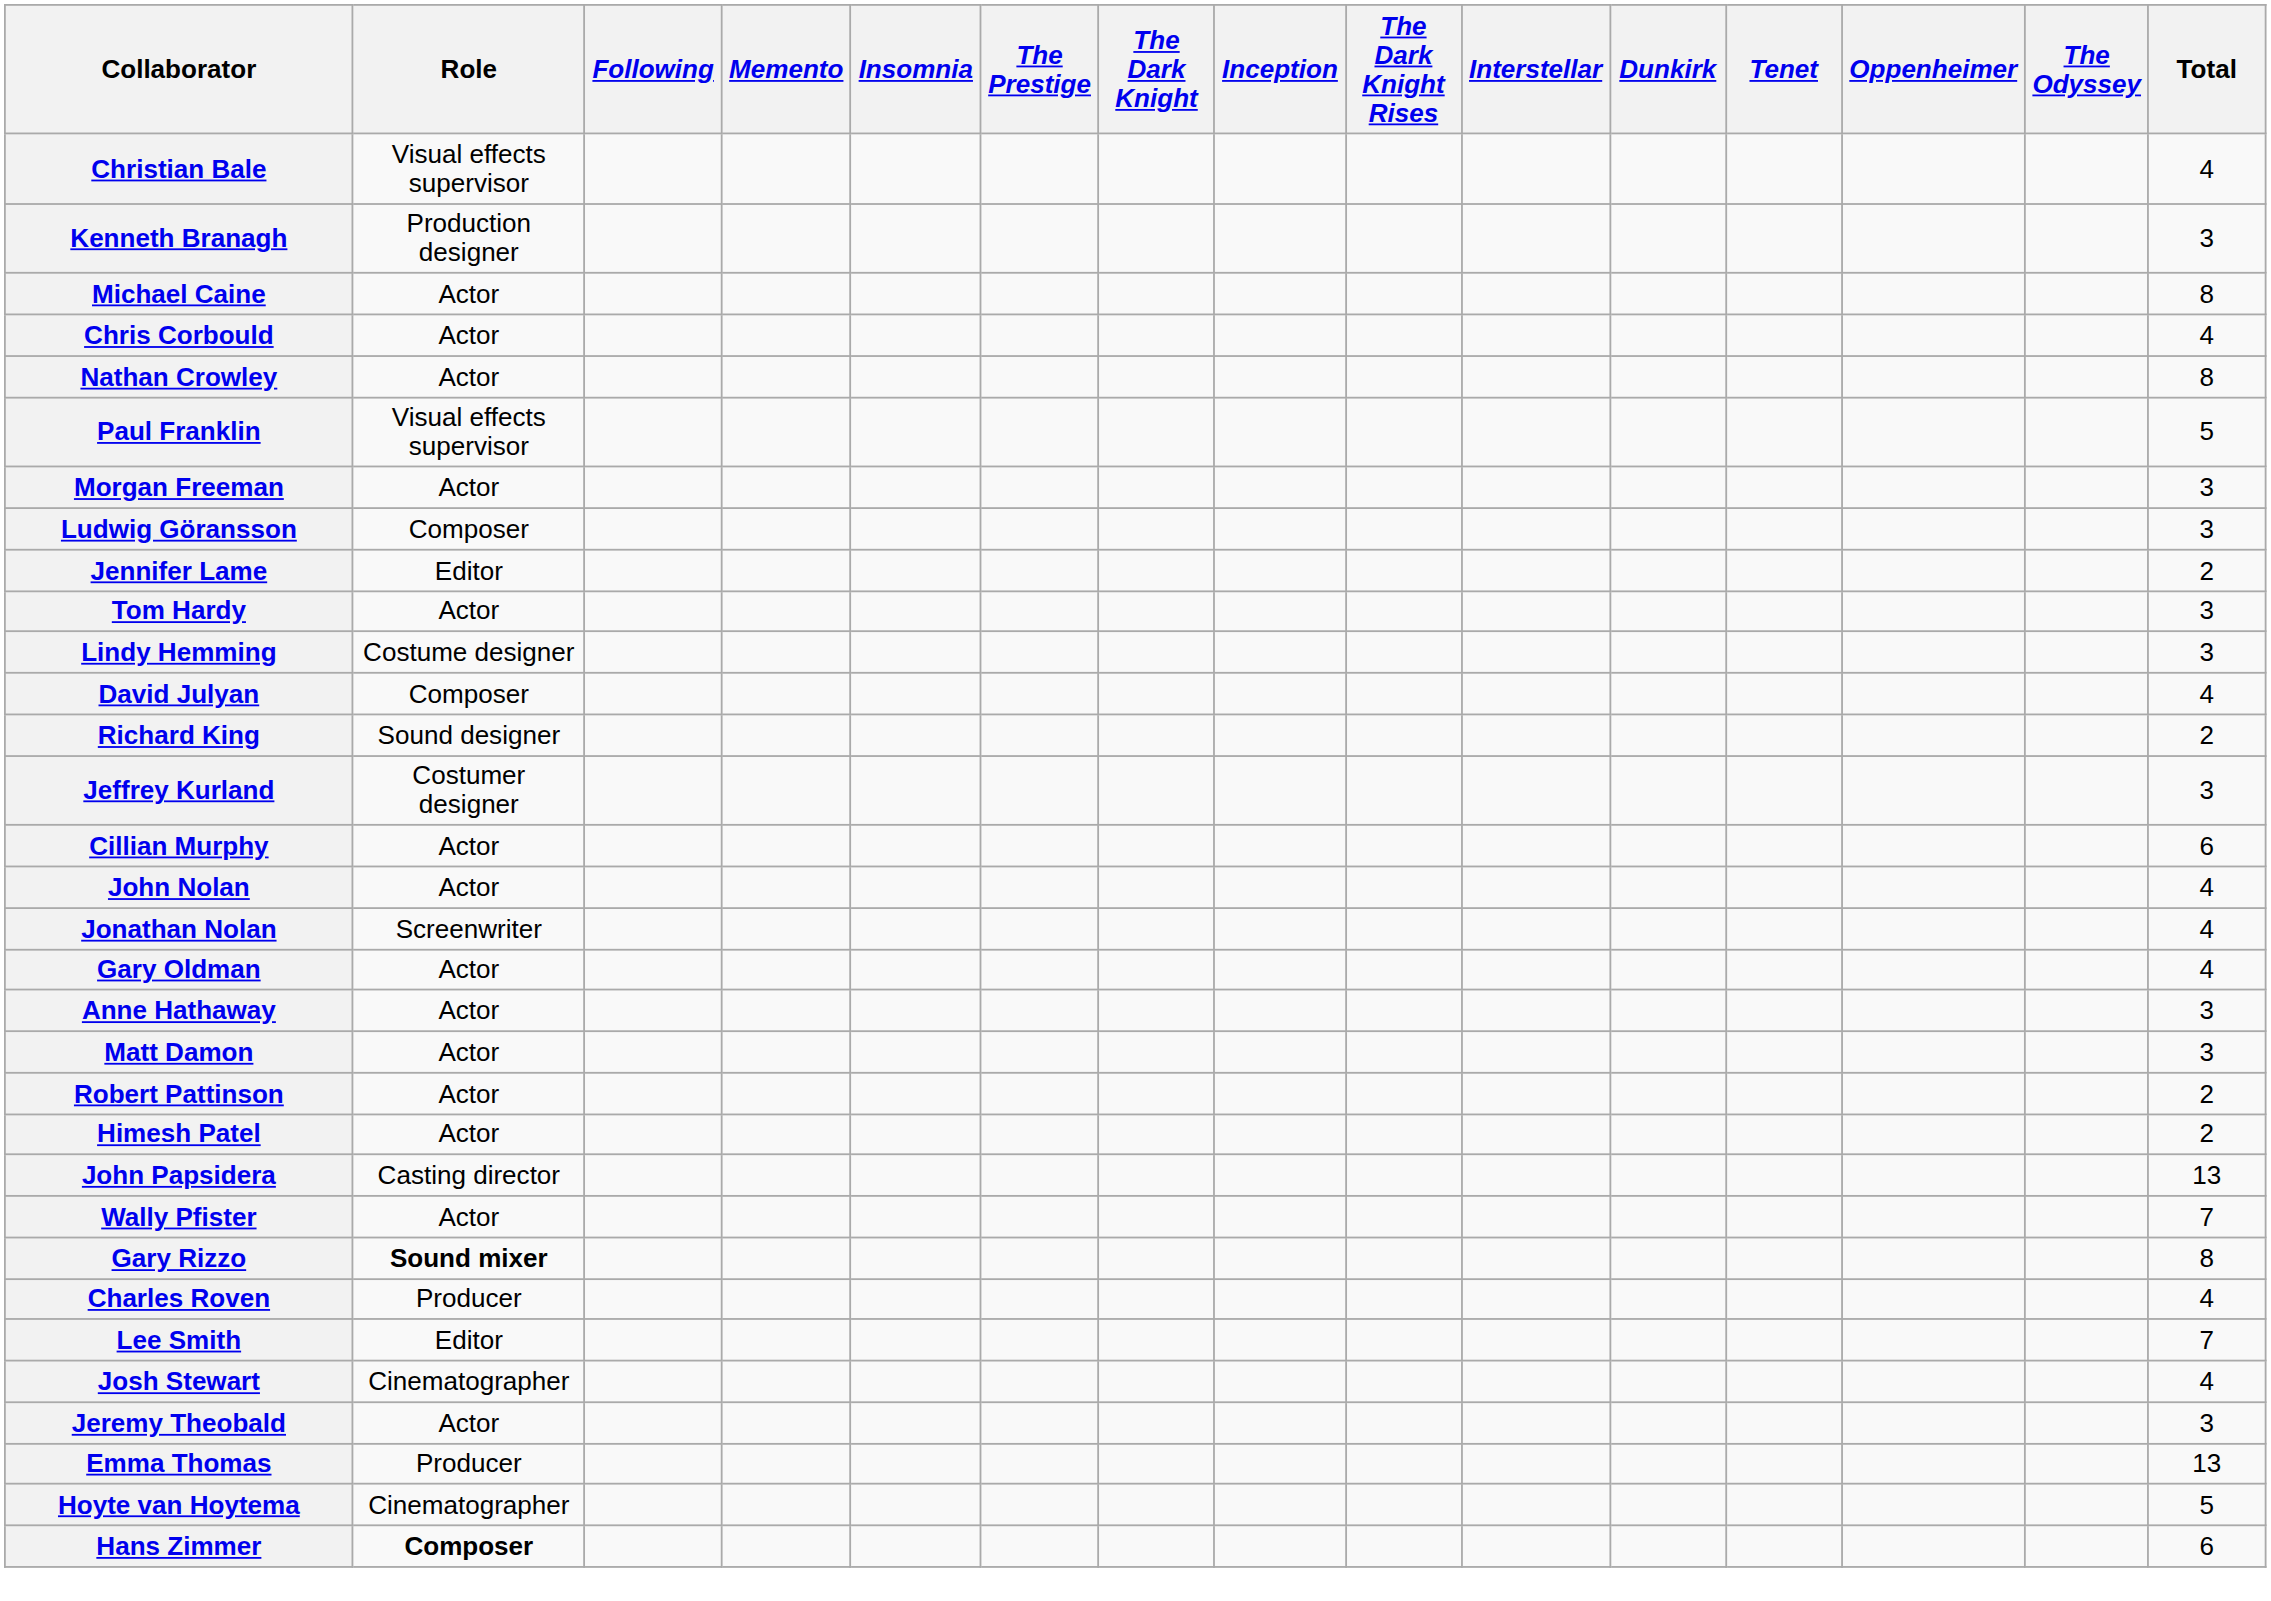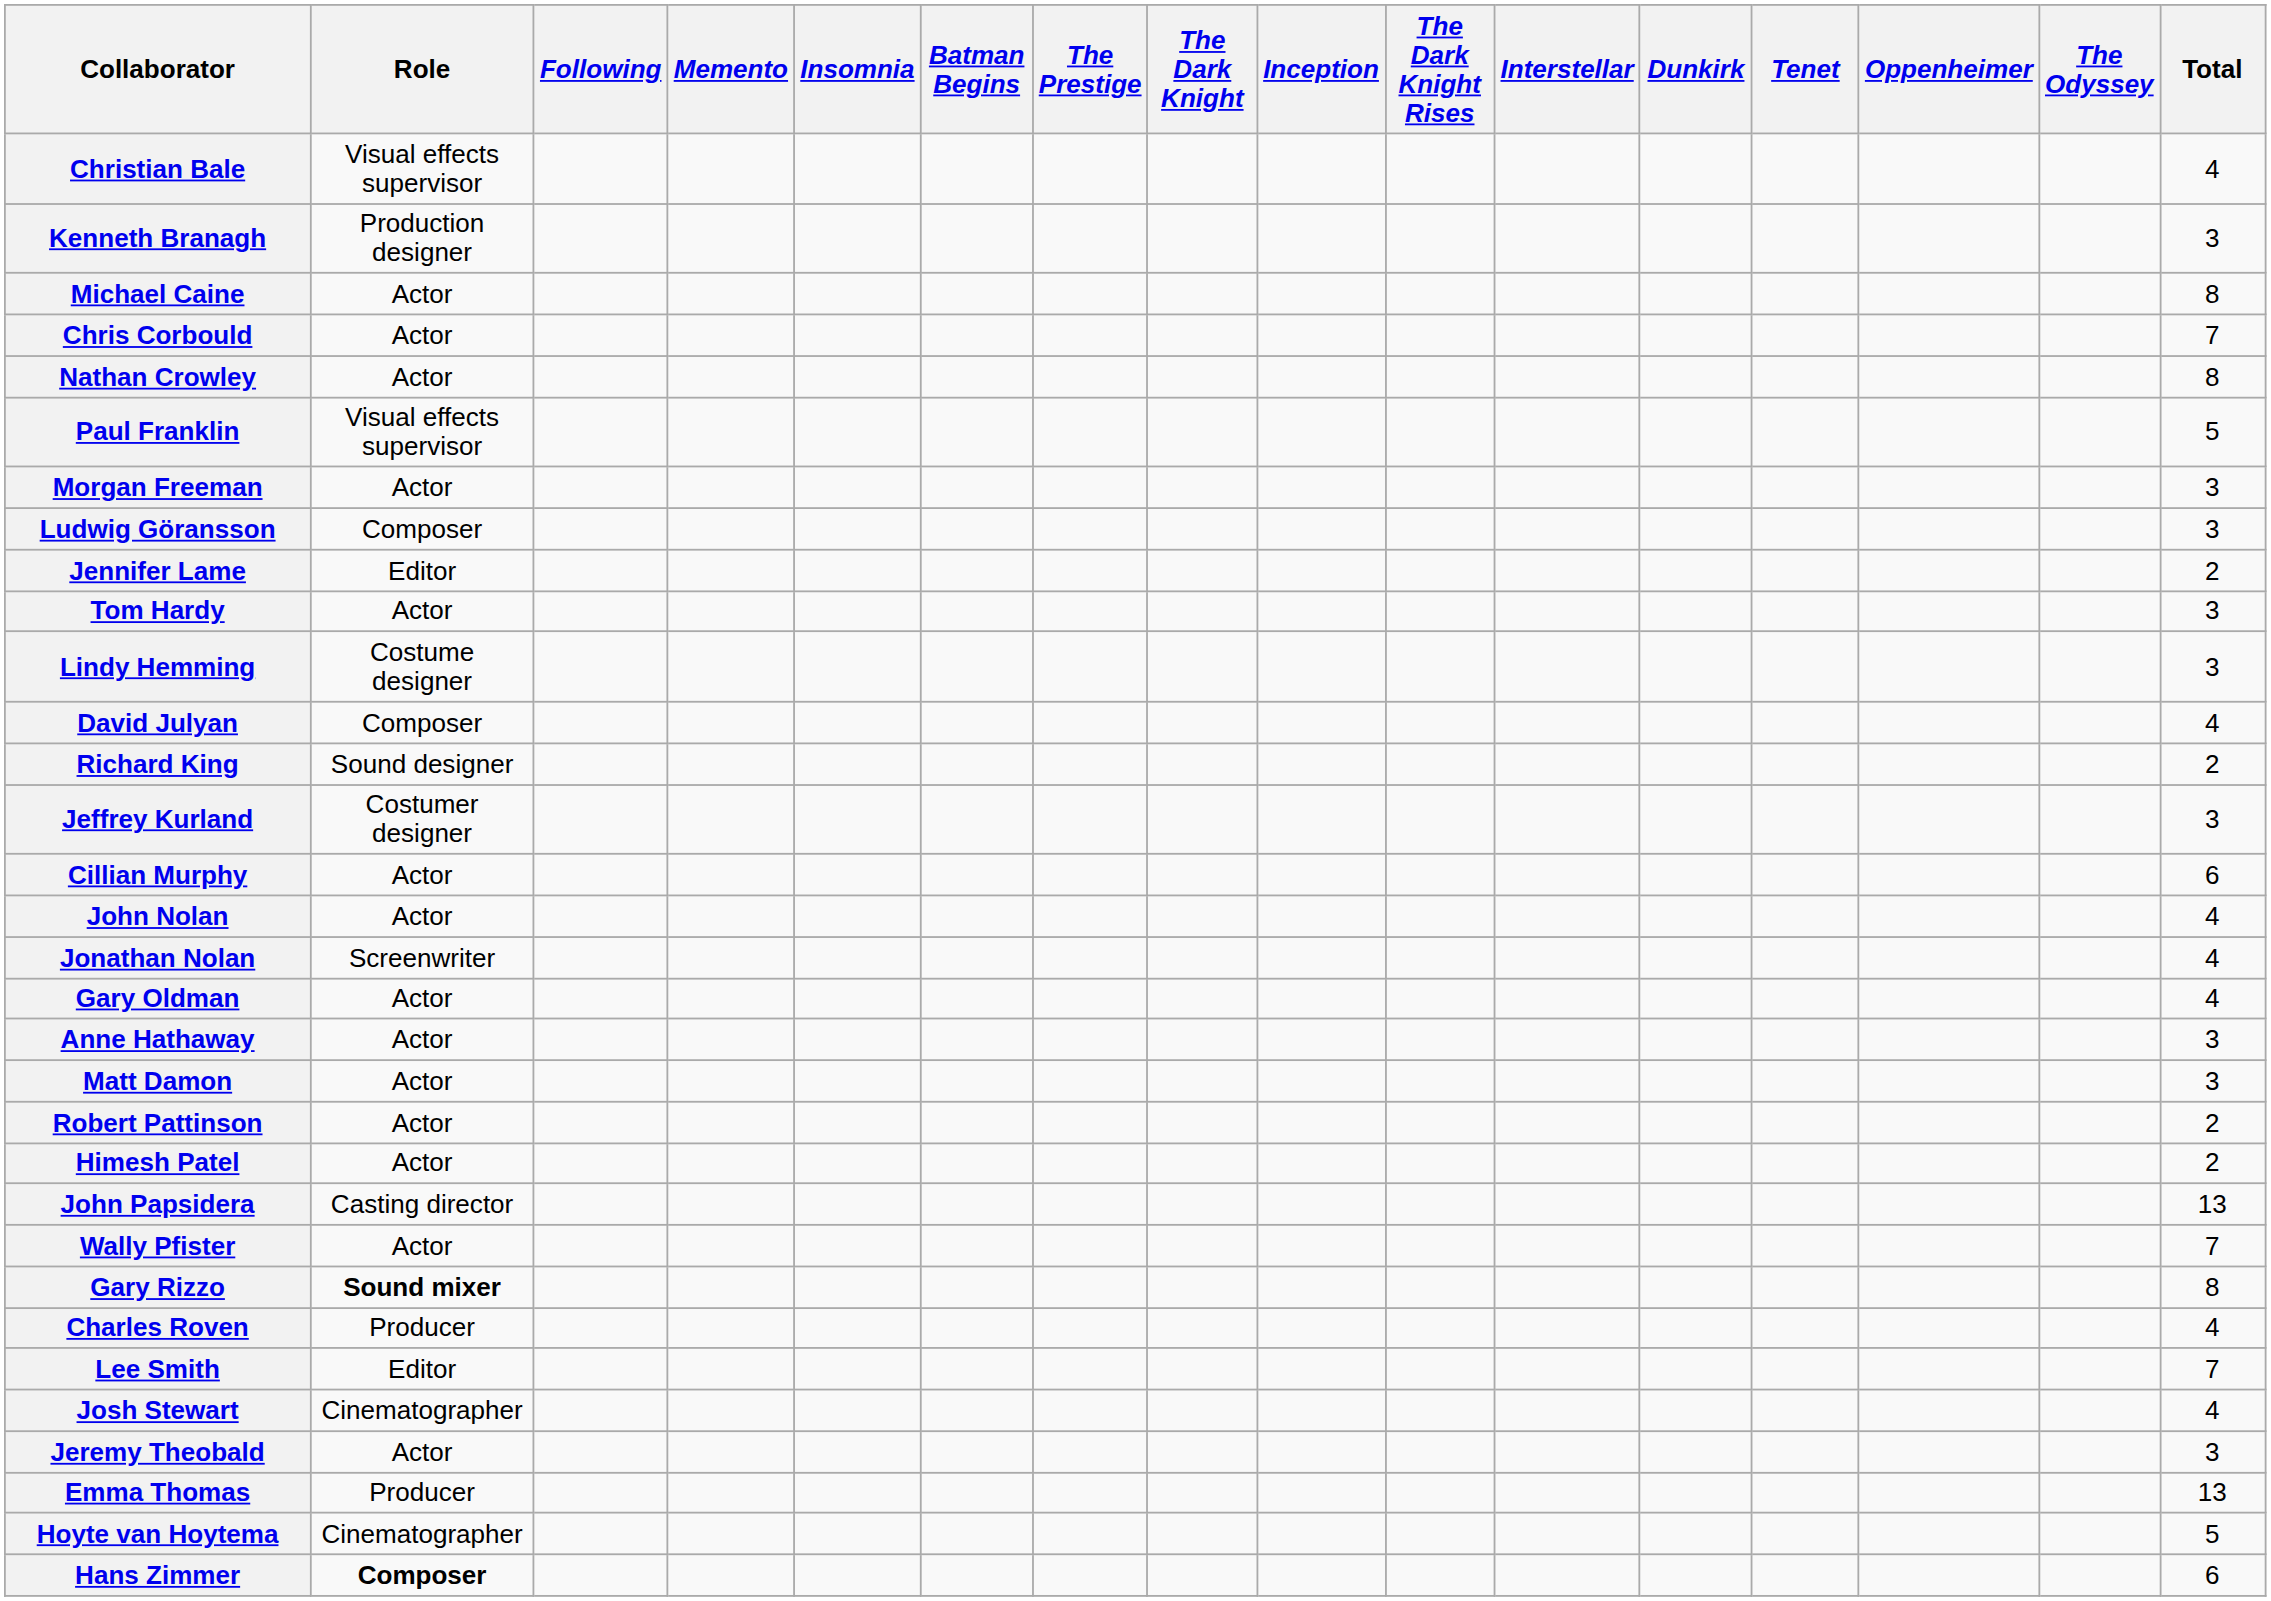+ column: (977, 69)
(2207, 335) 4 -> (2212, 335) 7
